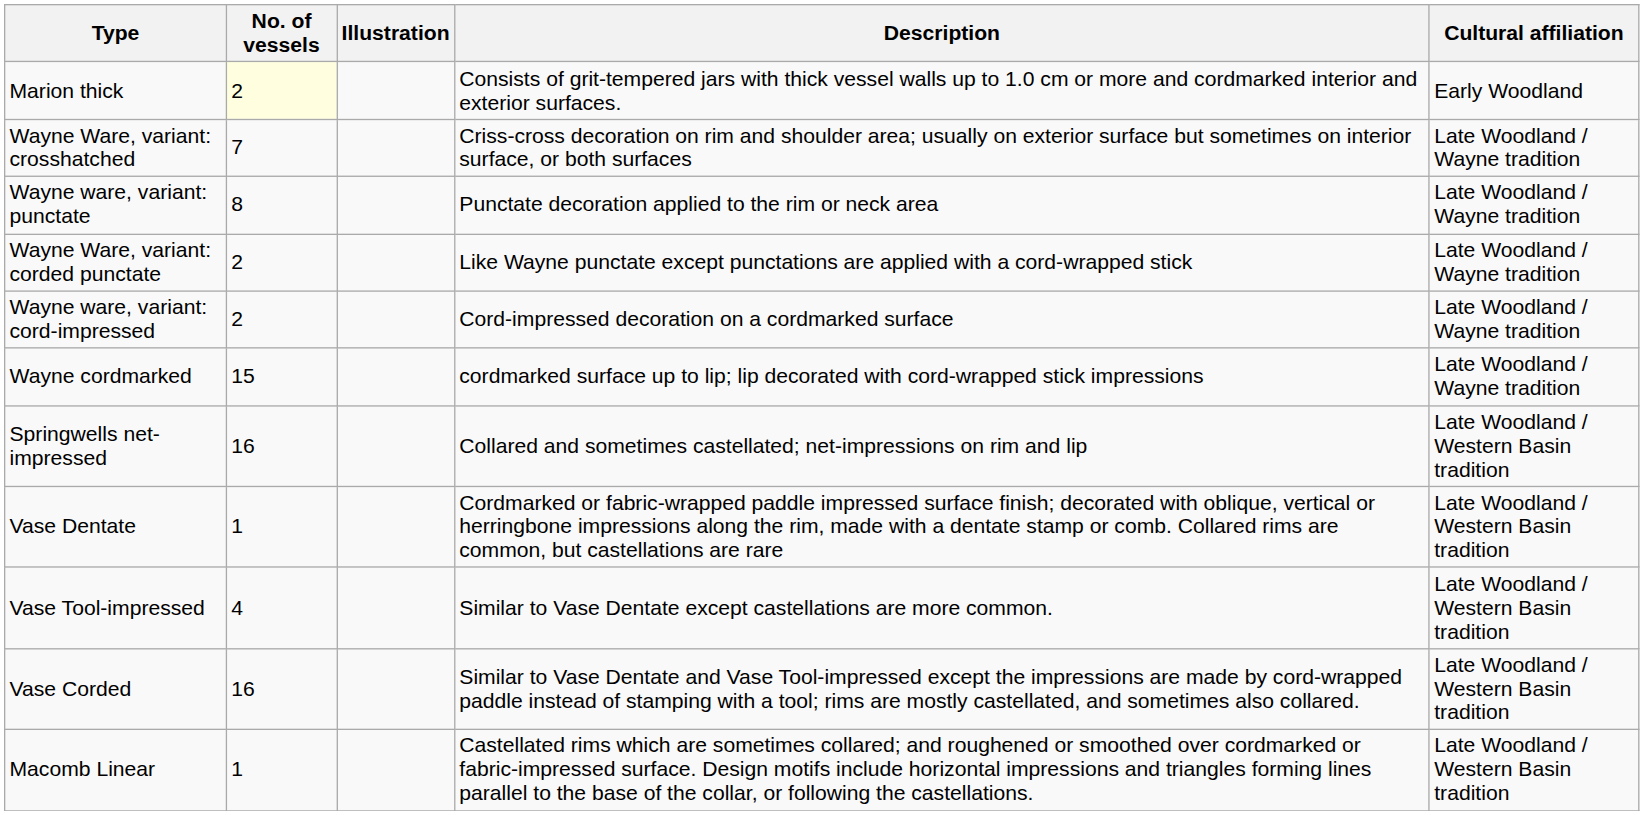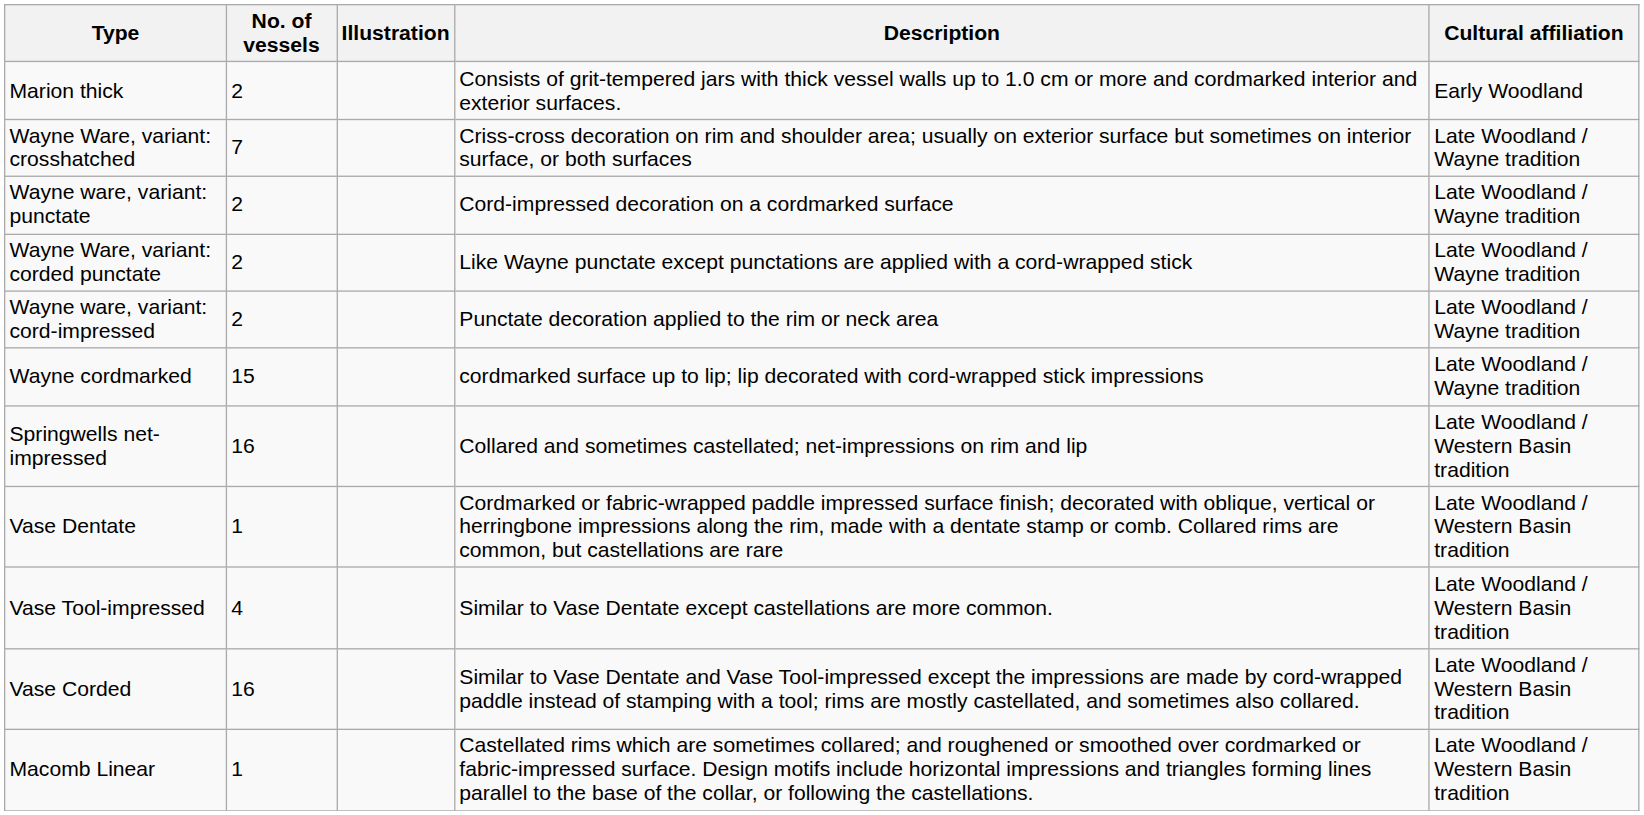(237, 90) lightyellow background -> (237, 90) no background
(237, 204) 8 -> (237, 204) 2
(699, 204) Punctate decoration applied to the rim or neck area -> (706, 204) Cord-impressed decoration on a cordmarked surface
(706, 319) Cord-impressed decoration on a cordmarked surface -> (699, 319) Punctate decoration applied to the rim or neck area
